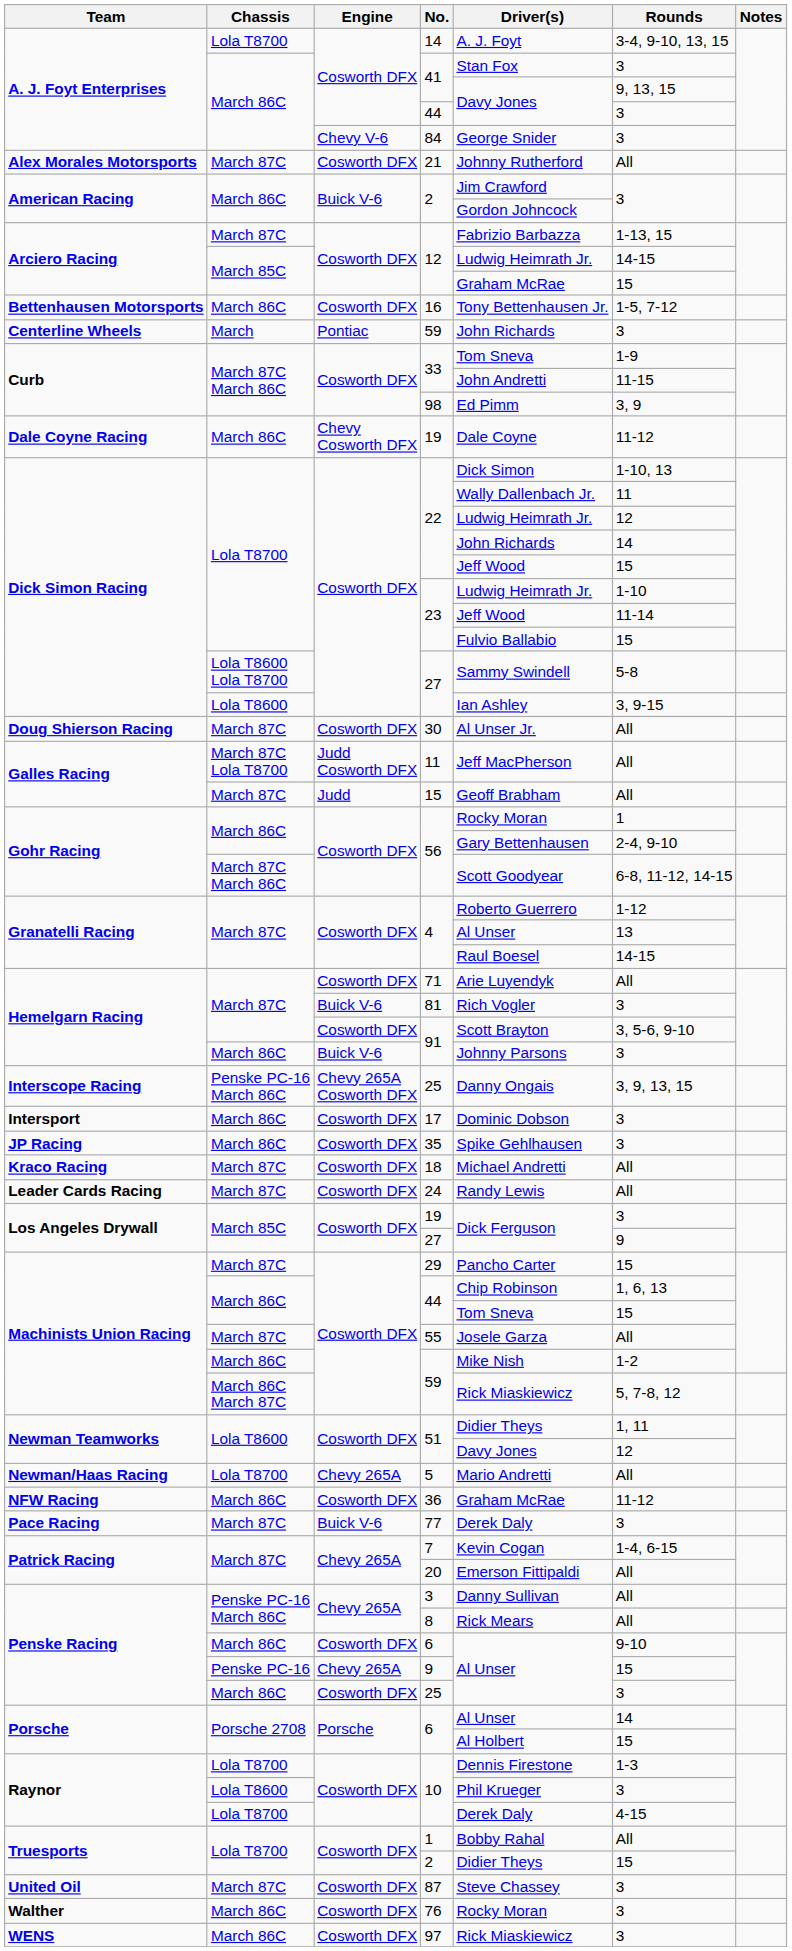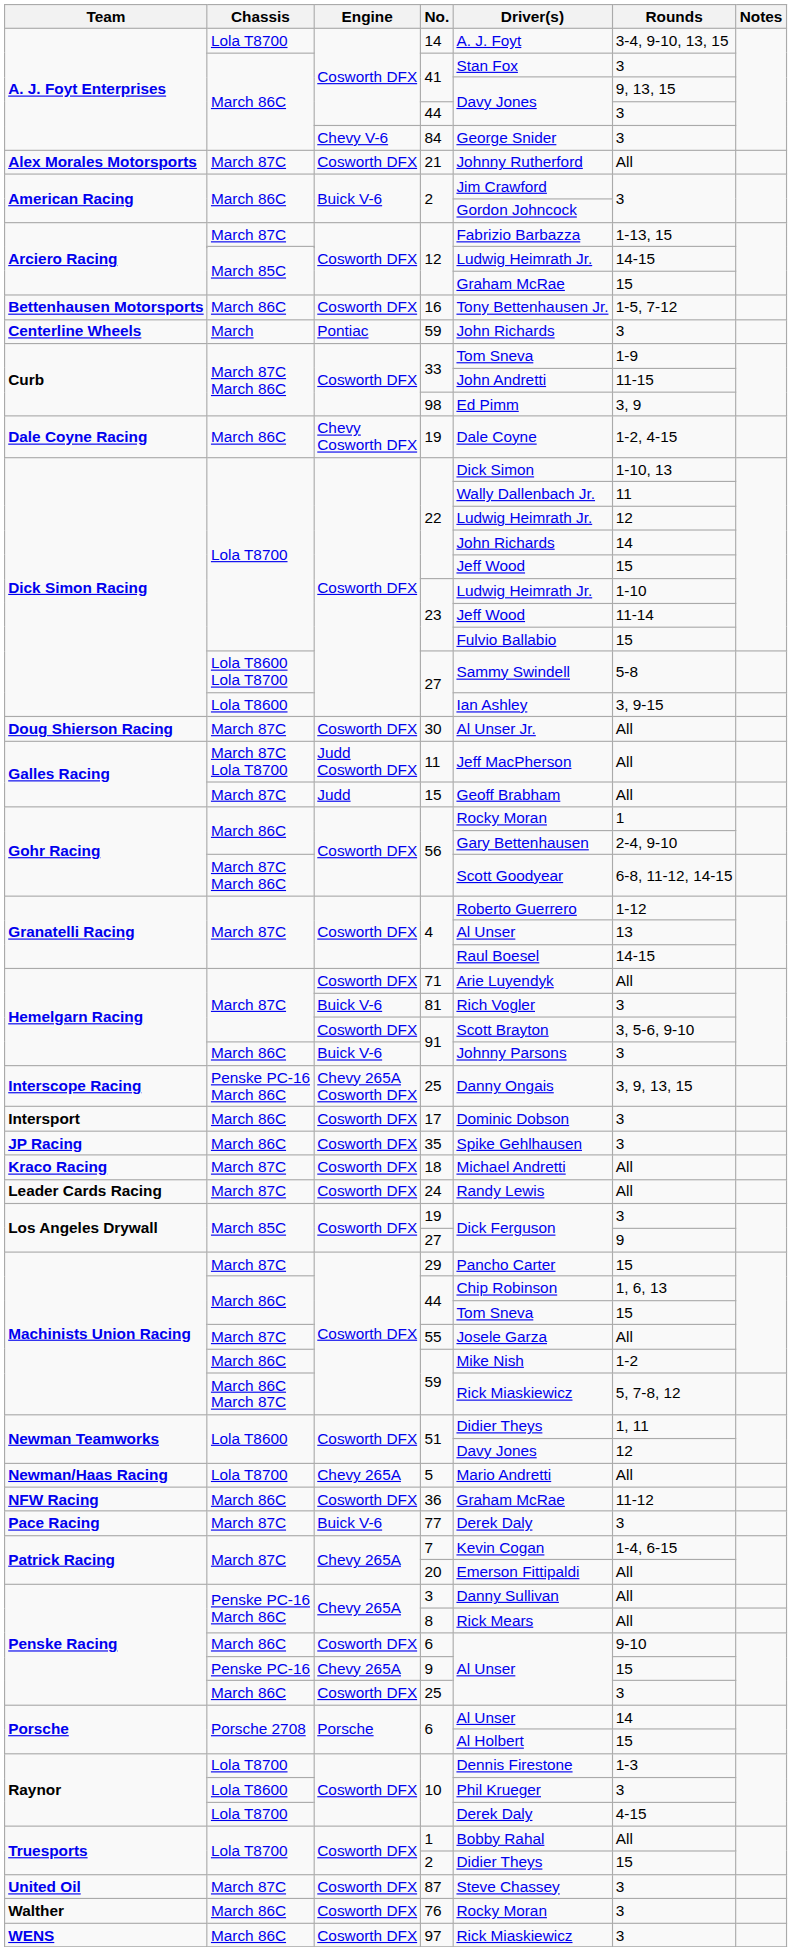(635, 437) 11-12 -> (646, 437) 1-2, 4-15
